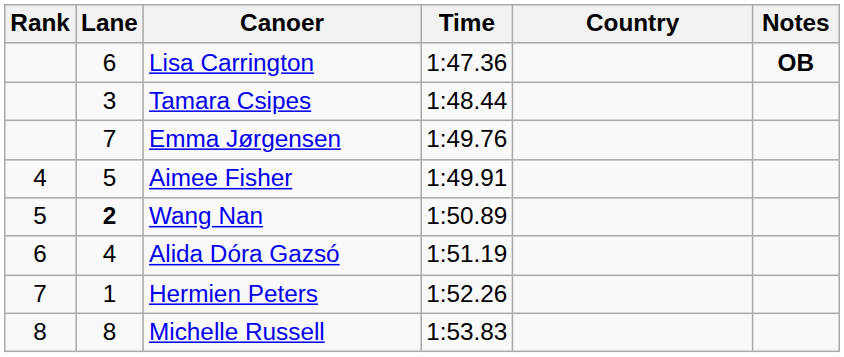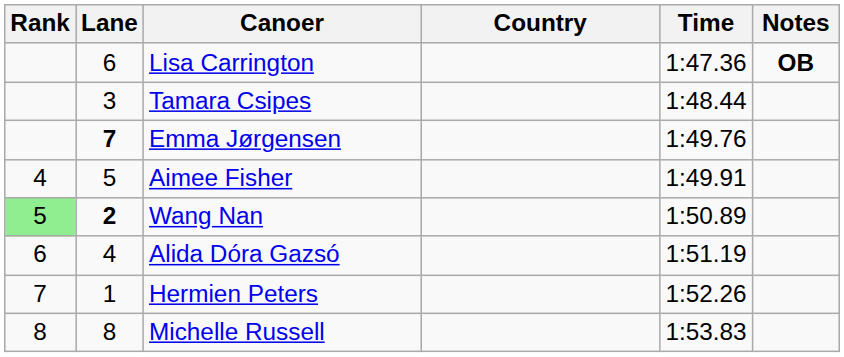columns swapped: (633, 23) <-> (467, 23)
(109, 139) normal -> (109, 139) bold
(40, 216) no background -> (40, 216) lightgreen background
